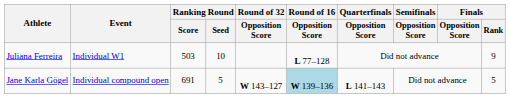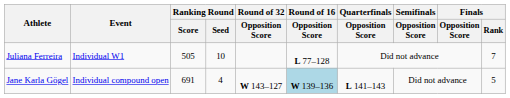(188, 56) 503 -> (188, 56) 505
(493, 56) 9 -> (493, 56) 7
(221, 81) 5 -> (221, 81) 4
